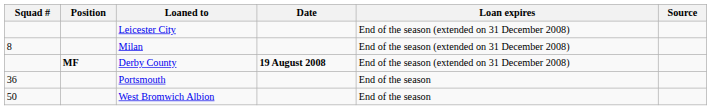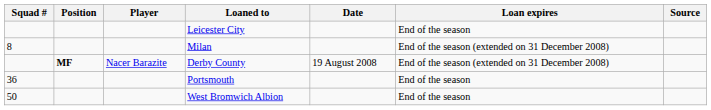+ column: (144, 13)
(464, 29) End of the season (extended on 31 December 2008) -> (434, 29) End of the season
(293, 63) bold -> (344, 63) normal
